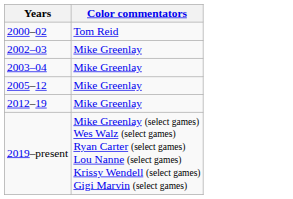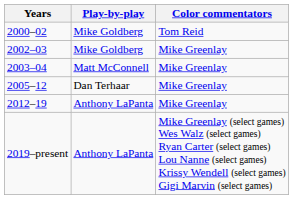+ column: (113, 13)
